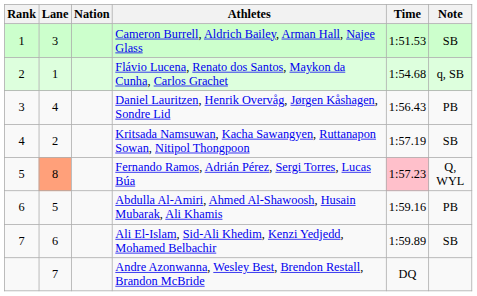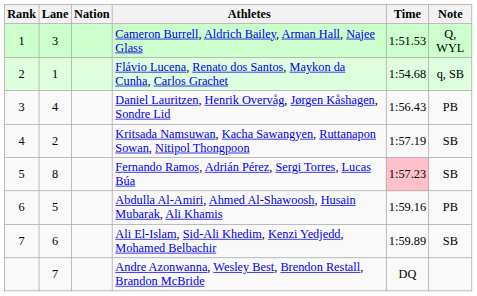(450, 40) SB -> (450, 40) Q, WYL
(55, 174) lightsalmon background -> (55, 174) no background
(450, 174) Q, WYL -> (450, 174) SB
